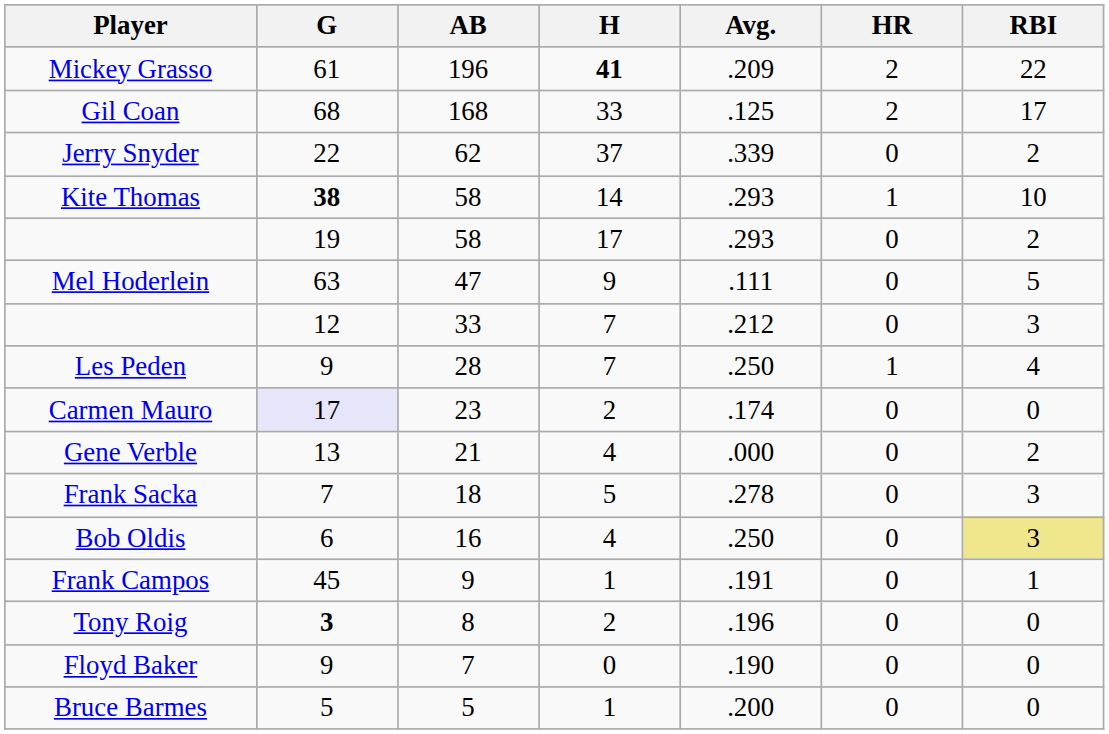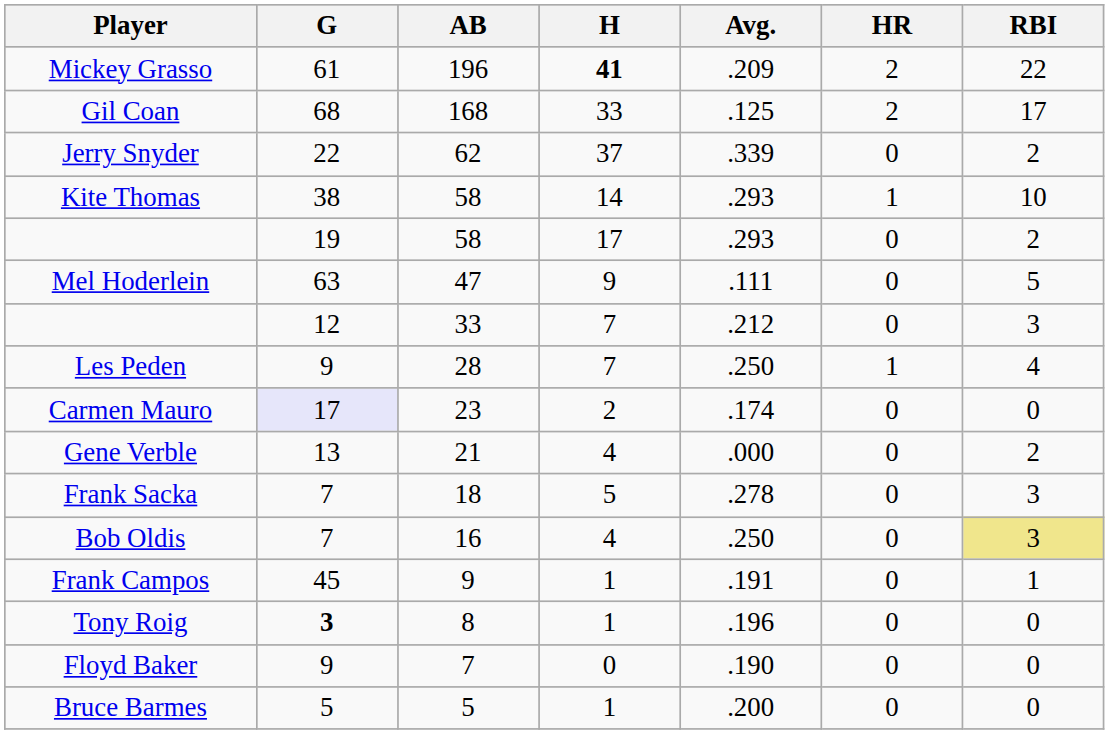(327, 196) bold -> (327, 196) normal
(327, 537) 6 -> (327, 537) 7
(609, 622) 2 -> (609, 622) 1
